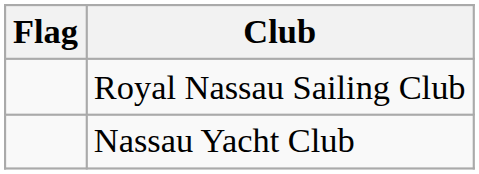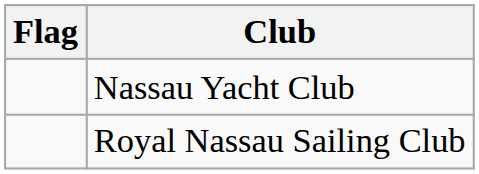rows swapped: (224, 140) <-> (280, 86)
